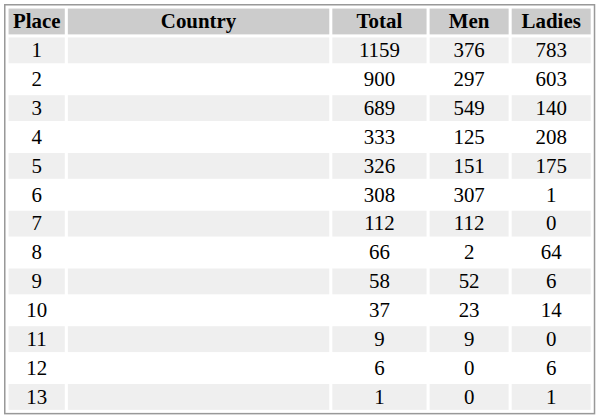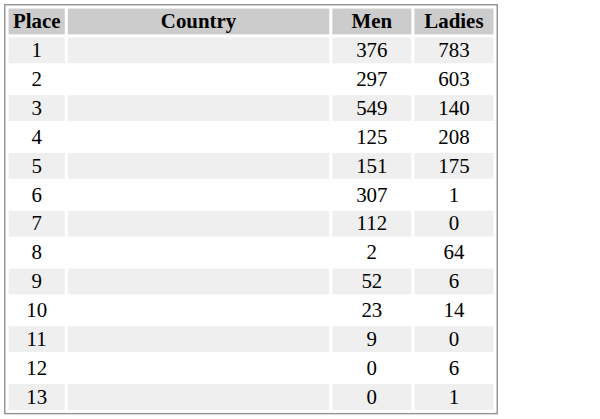- column: (379, 21)
